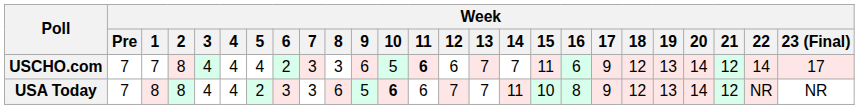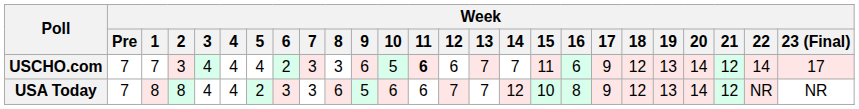(181, 66) 8 -> (181, 66) 3
(393, 91) bold -> (393, 91) normal
(515, 91) 11 -> (515, 91) 12
